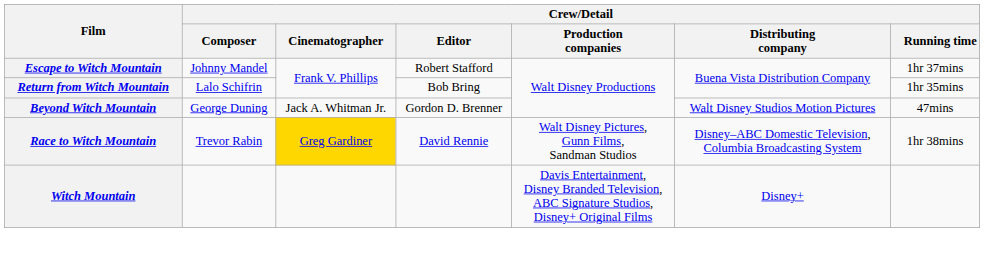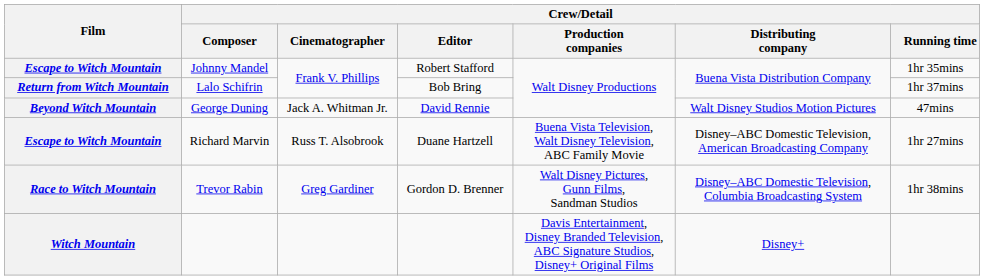(935, 68) 1hr 37mins -> (935, 68) 1hr 35mins
(935, 87) 1hr 35mins -> (935, 87) 1hr 37mins
(454, 107) Gordon D. Brenner -> (455, 107) David Rennie
+ row: (230, 141)
(336, 141) gold background -> (337, 189) no background
(454, 141) David Rennie -> (455, 189) Gordon D. Brenner
